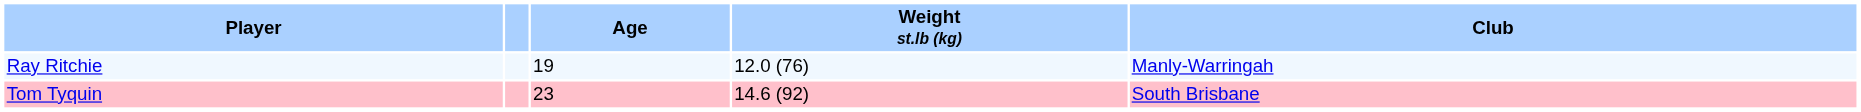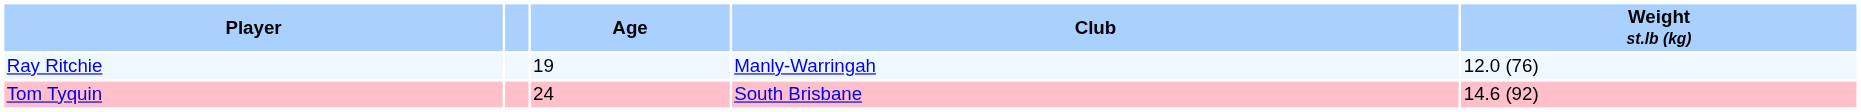columns swapped: (929, 27) <-> (1493, 27)
(543, 94) 23 -> (543, 94) 24
